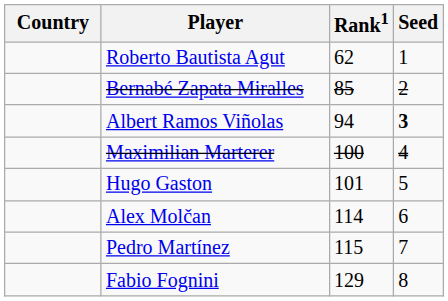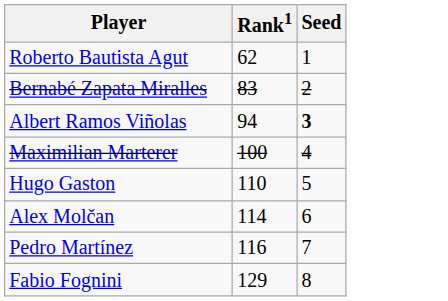- column: (53, 23)
(344, 89) 85 -> (247, 89) 83
(349, 184) 101 -> (252, 184) 110
(349, 247) 115 -> (252, 247) 116
